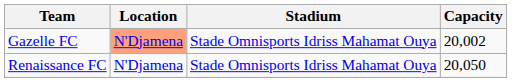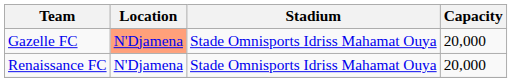(465, 41) 20,002 -> (465, 41) 20,000
(465, 65) 20,050 -> (465, 65) 20,000
